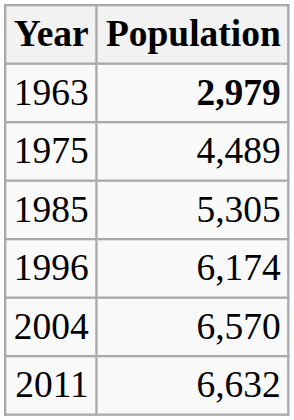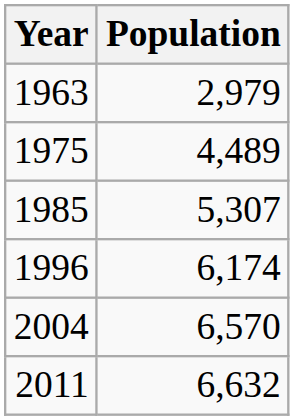(239, 92) bold -> (239, 92) normal
(239, 209) 5,305 -> (239, 209) 5,307
